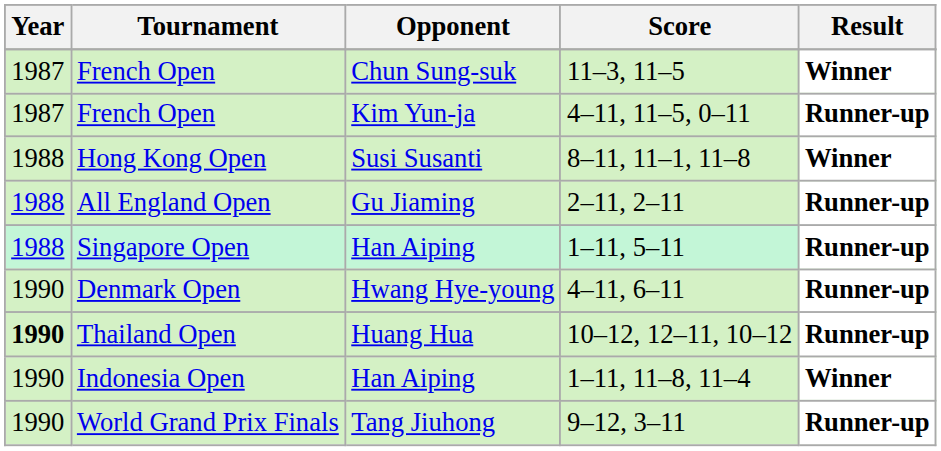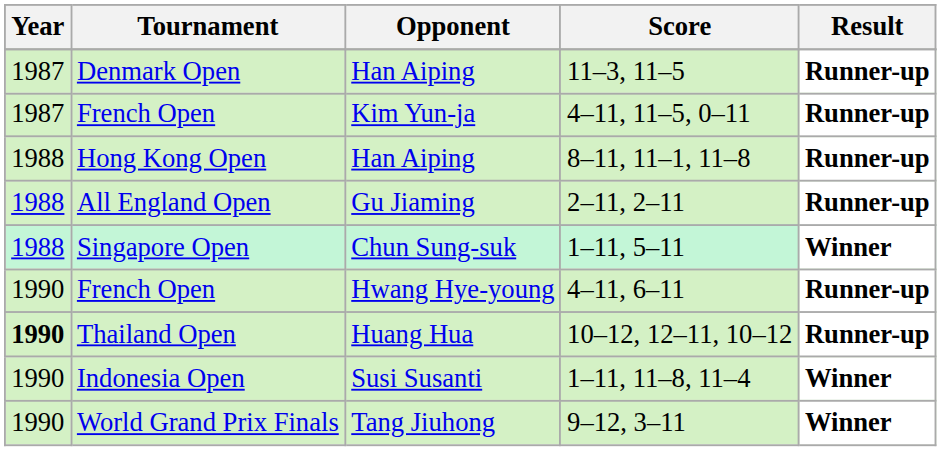(146, 70) French Open -> (159, 70) Denmark Open
(434, 70) Chun Sung-suk -> (413, 70) Han Aiping
(848, 70) Winner -> (867, 70) Runner-up
(417, 158) Susi Susanti -> (413, 158) Han Aiping
(848, 158) Winner -> (867, 158) Runner-up
(413, 246) Han Aiping -> (434, 246) Chun Sung-suk
(867, 246) Runner-up -> (848, 246) Winner
(159, 290) Denmark Open -> (146, 290) French Open
(413, 378) Han Aiping -> (417, 378) Susi Susanti
(867, 422) Runner-up -> (848, 422) Winner
